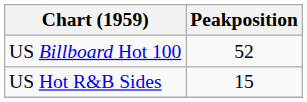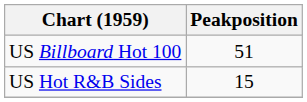(244, 50) 52 -> (244, 50) 51
